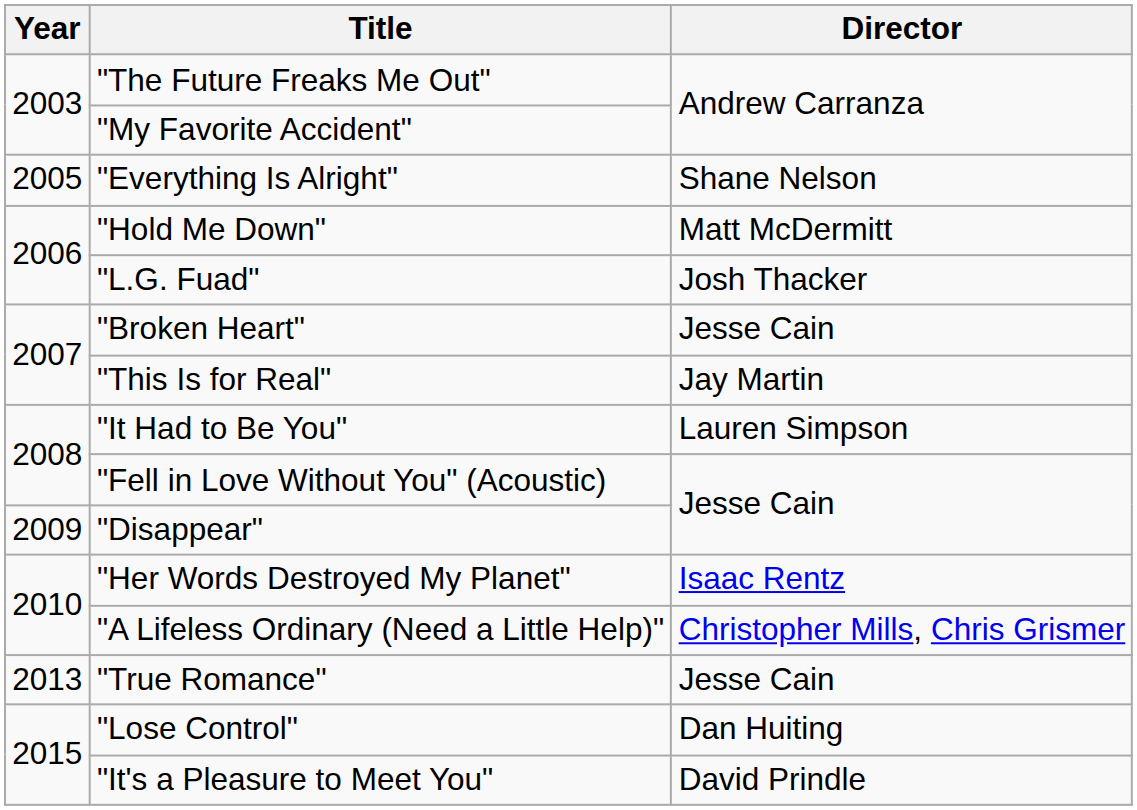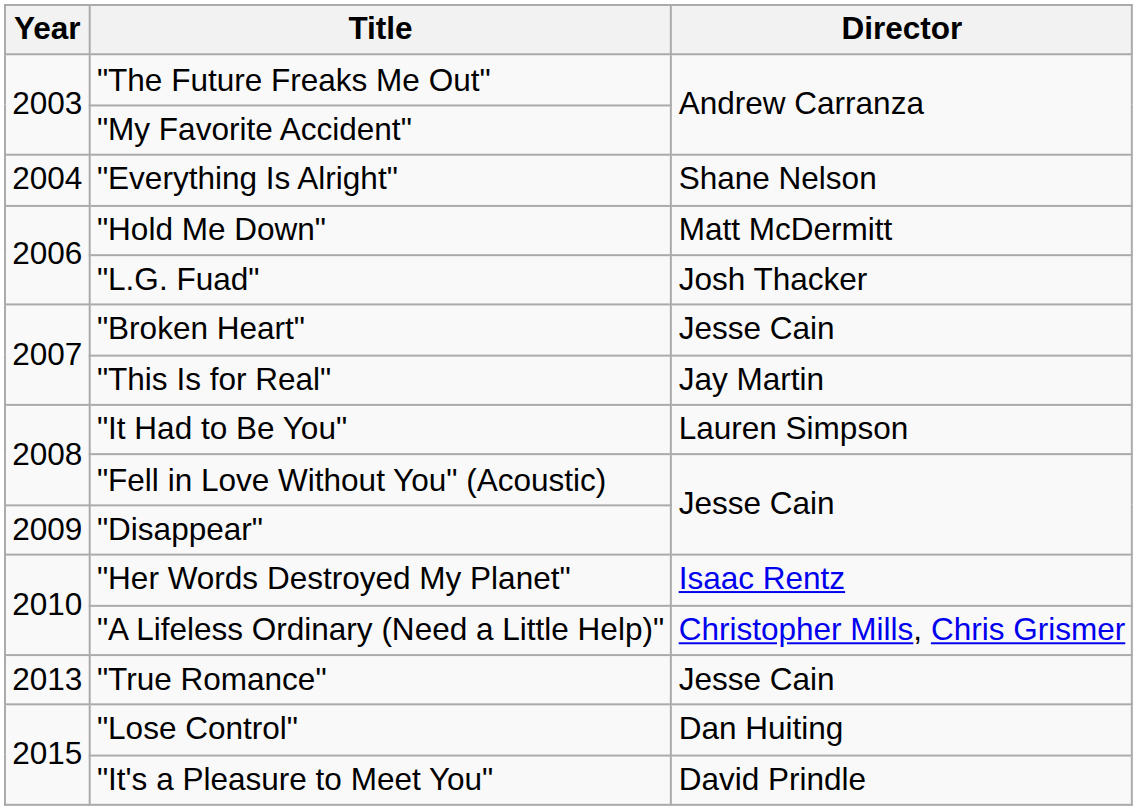(47, 179) 2005 -> (47, 179) 2004
